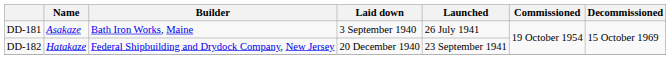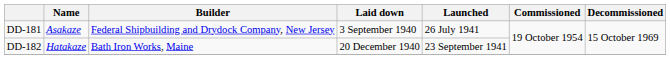(142, 29) Bath Iron Works, Maine -> (213, 29) Federal Shipbuilding and Drydock Company, New Jersey
(213, 46) Federal Shipbuilding and Drydock Company, New Jersey -> (142, 46) Bath Iron Works, Maine
